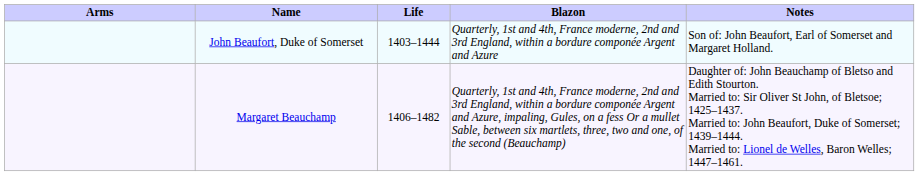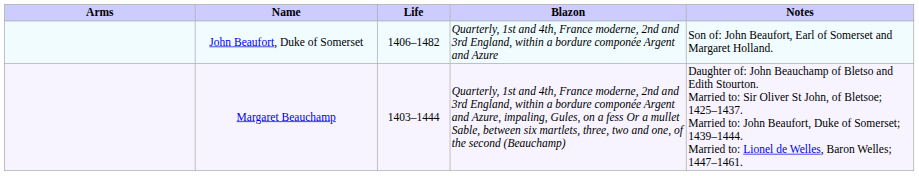(414, 42) 1403–1444 -> (414, 42) 1406–1482
(414, 117) 1406–1482 -> (414, 117) 1403–1444
